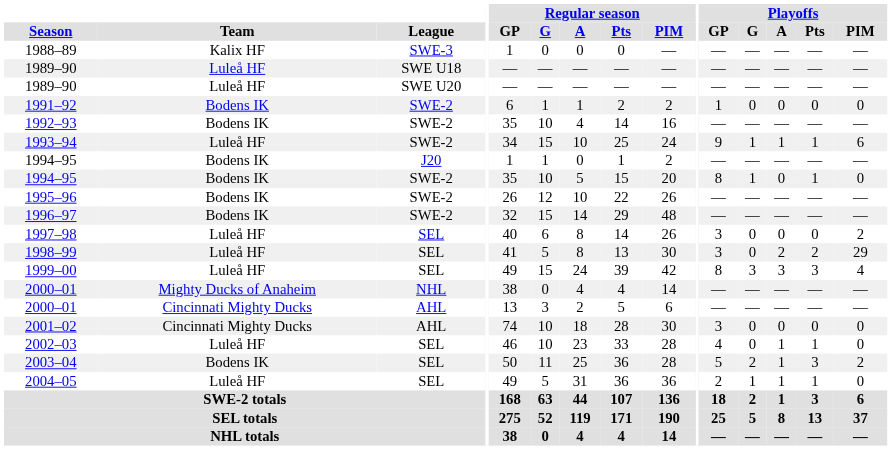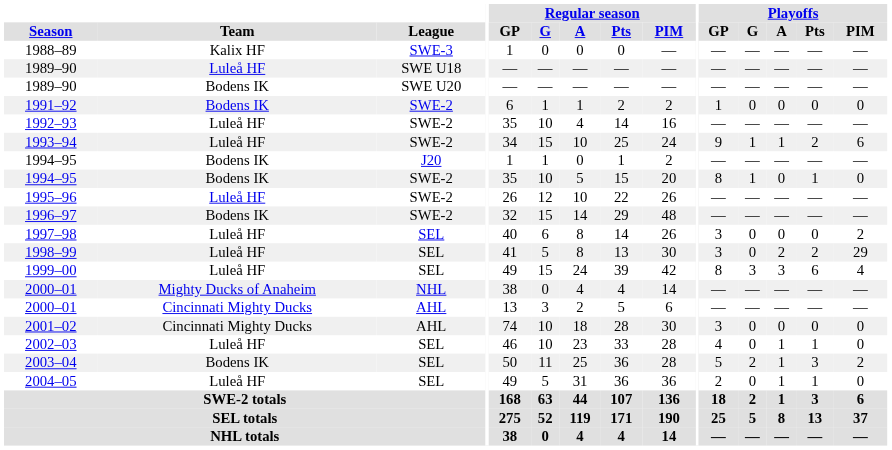(237, 86) Luleå HF -> (237, 86) Bodens IK
(237, 123) Bodens IK -> (237, 123) Luleå HF
(815, 142) 1 -> (815, 142) 2
(237, 197) Bodens IK -> (237, 197) Luleå HF
(815, 270) 3 -> (815, 270) 6
(752, 381) 1 -> (752, 381) 0
